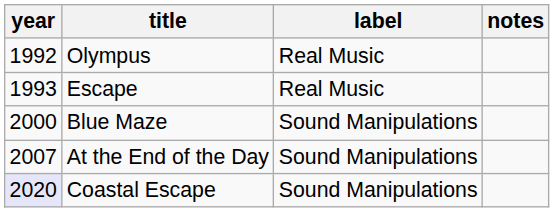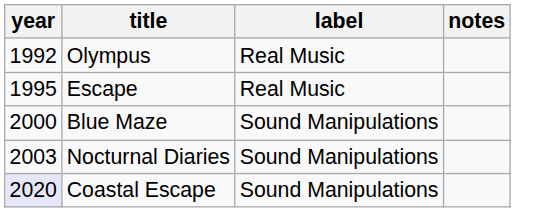(33, 88) 1993 -> (33, 88) 1995
+ row: (148, 156)
- row: (168, 156)
